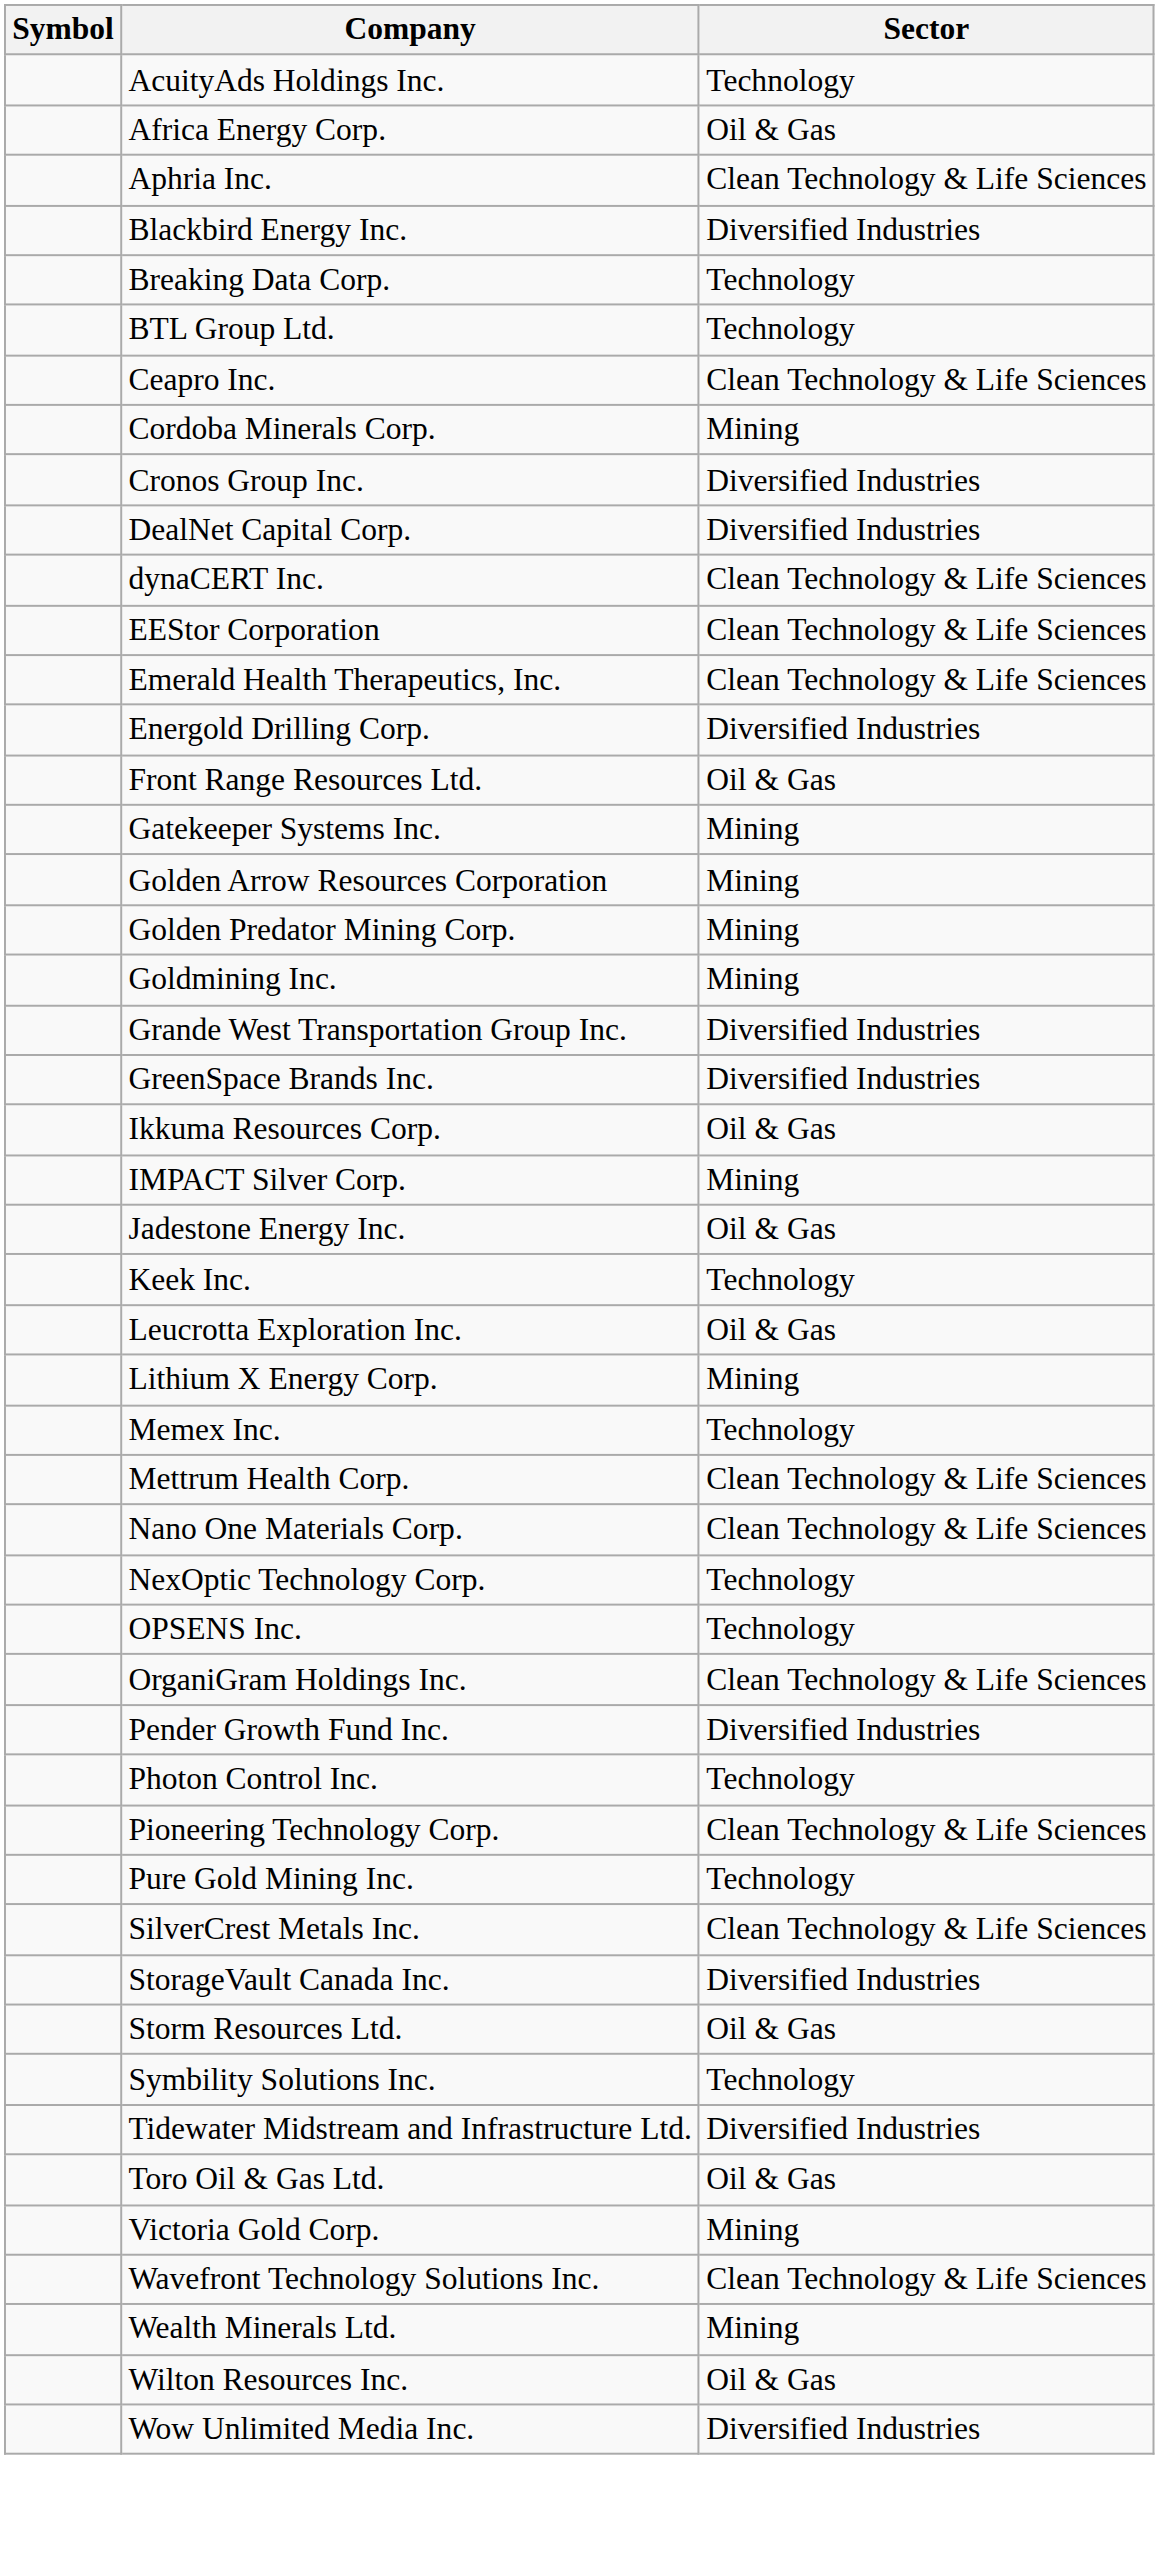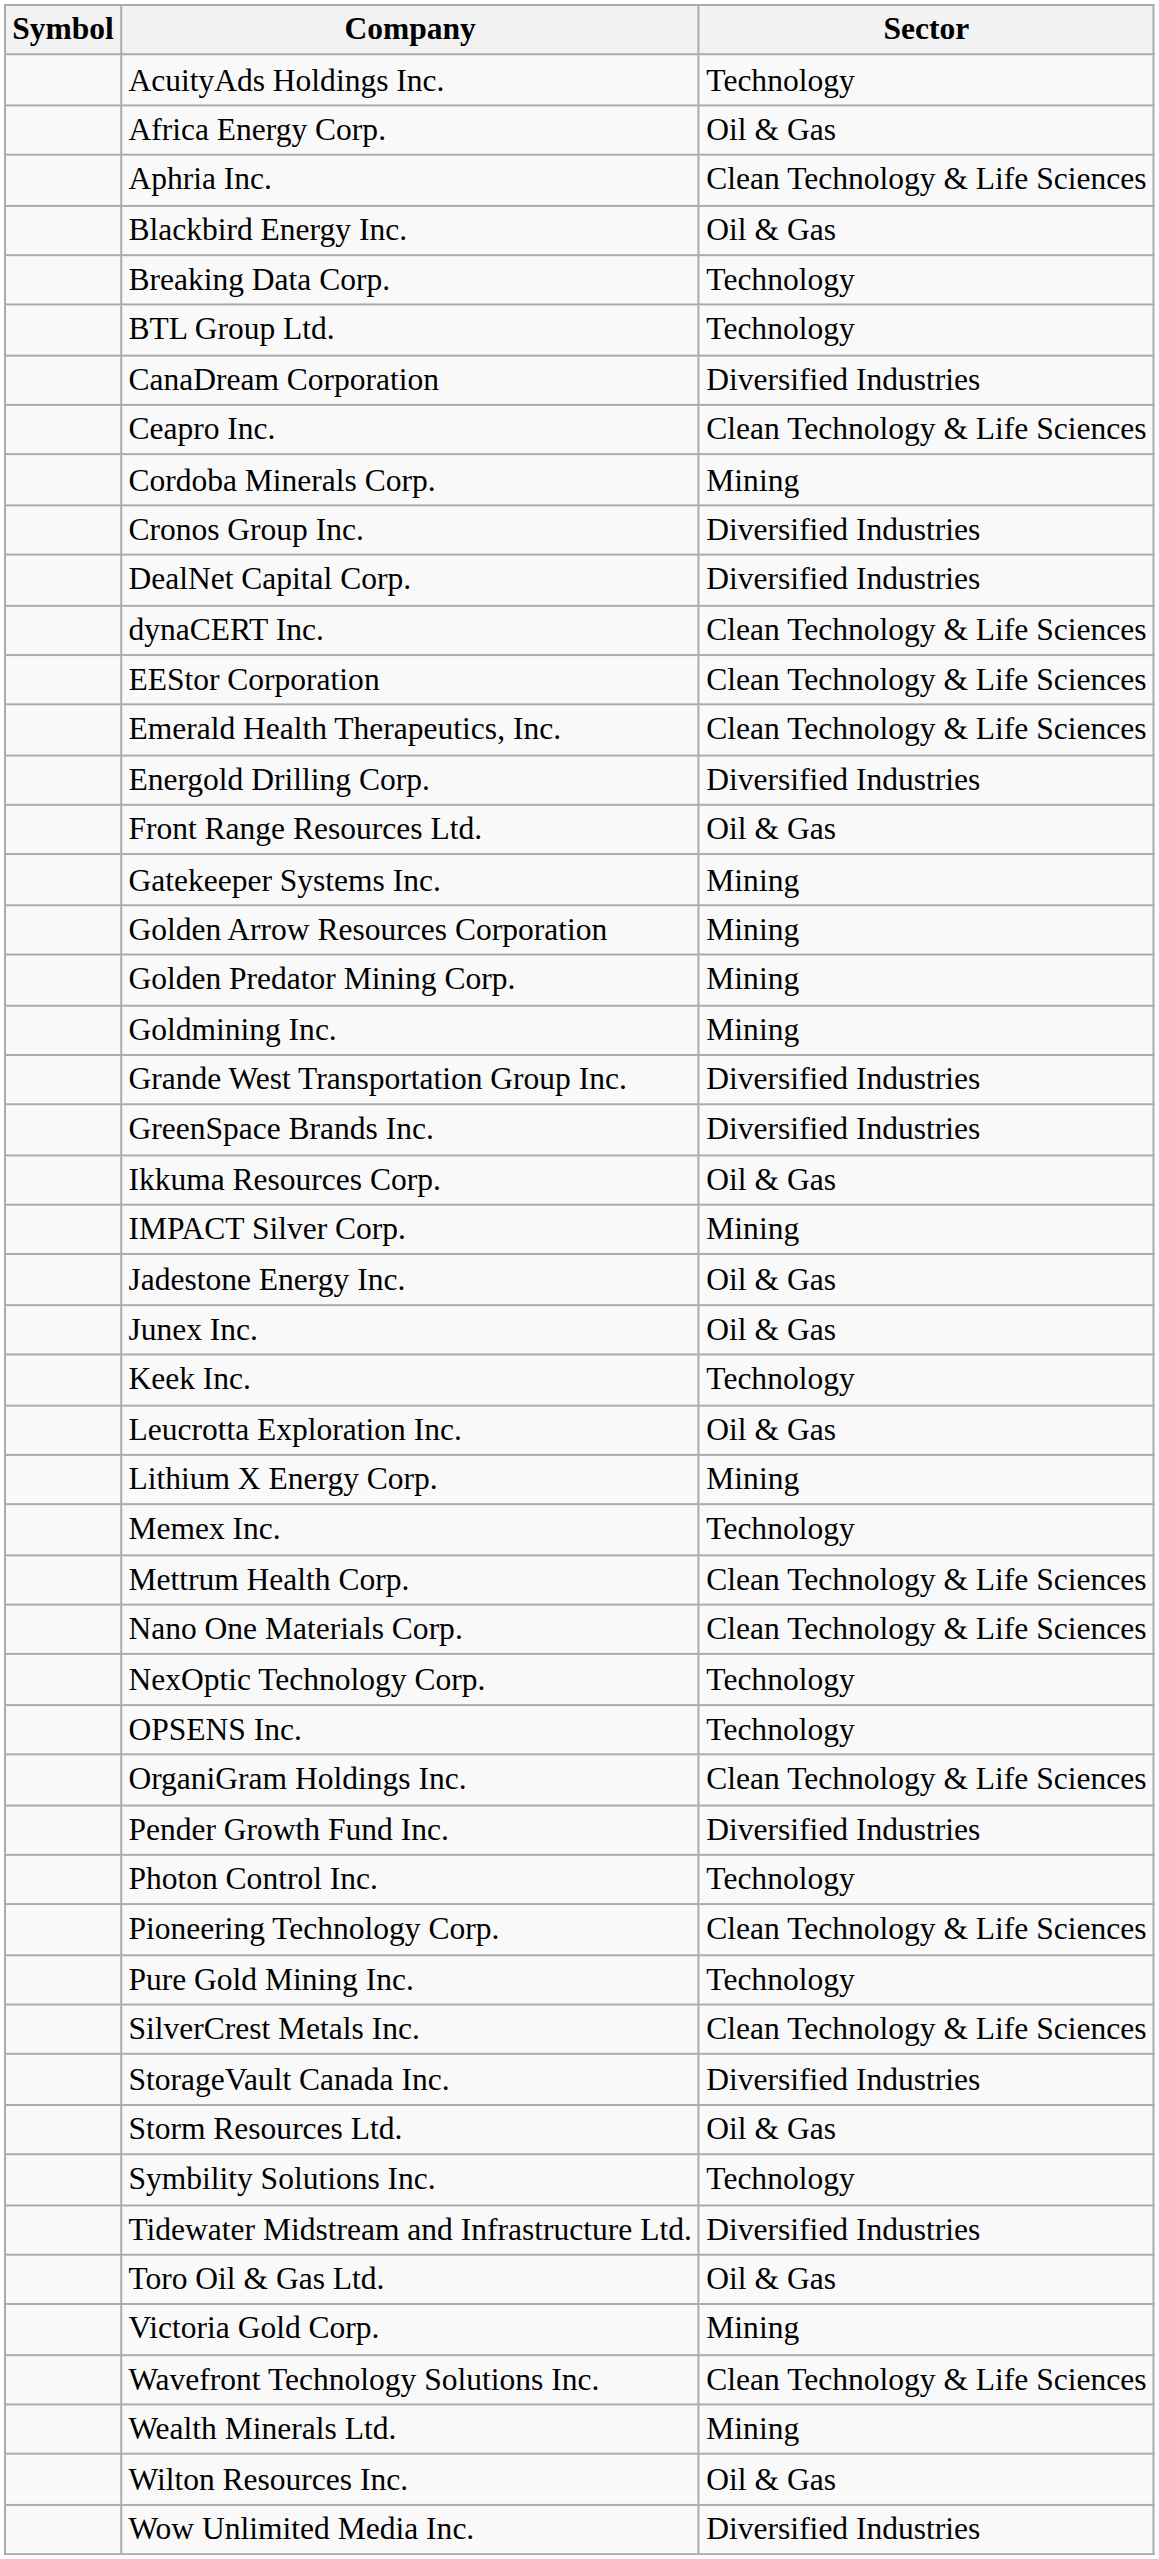(843, 229) Diversified Industries -> (771, 229) Oil & Gas
+ row: (284, 379)
+ row: (193, 1329)
